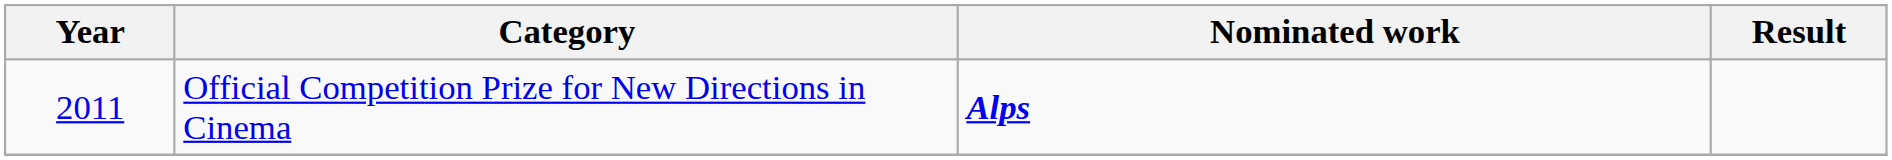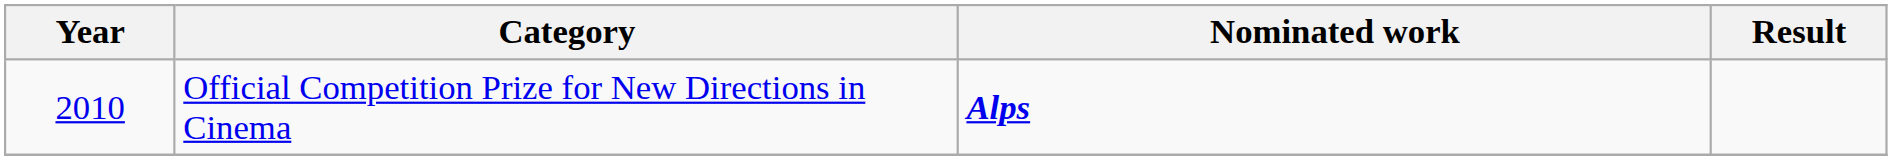(90, 106) 2011 -> (90, 106) 2010
